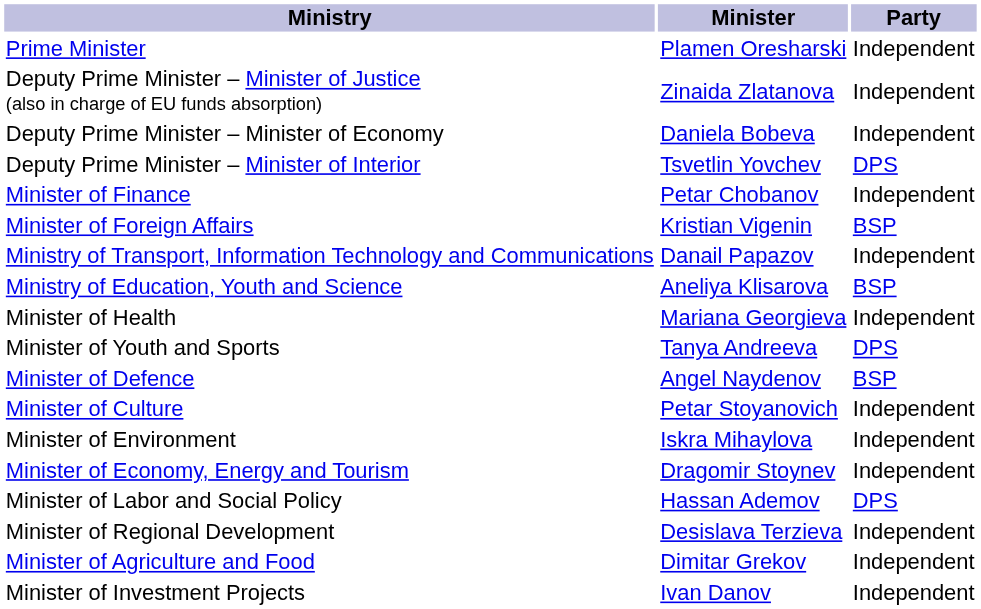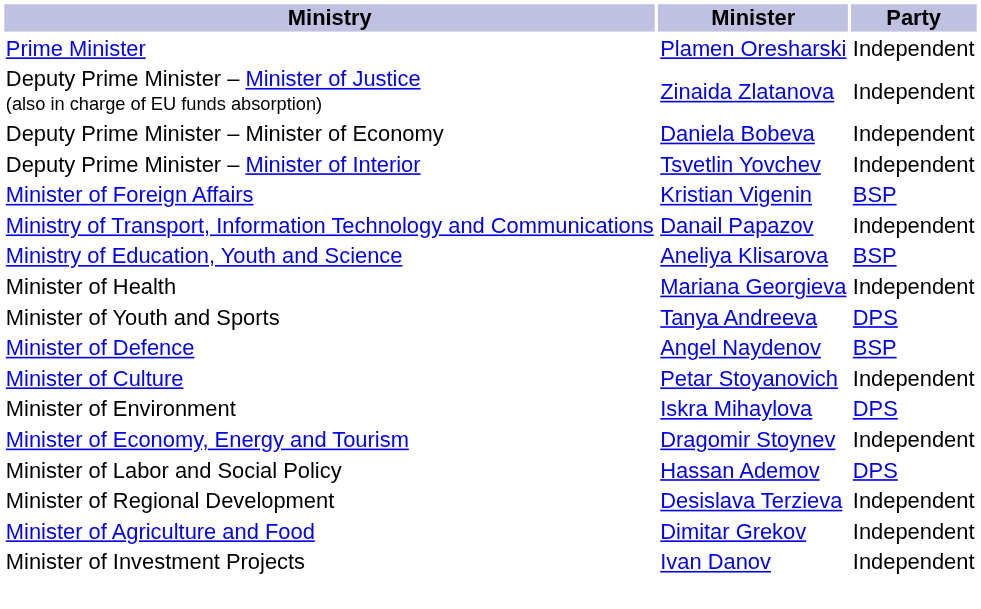(875, 164) DPS -> (914, 164) Independent
- row: (98, 195)
(914, 440) Independent -> (875, 409) DPS
